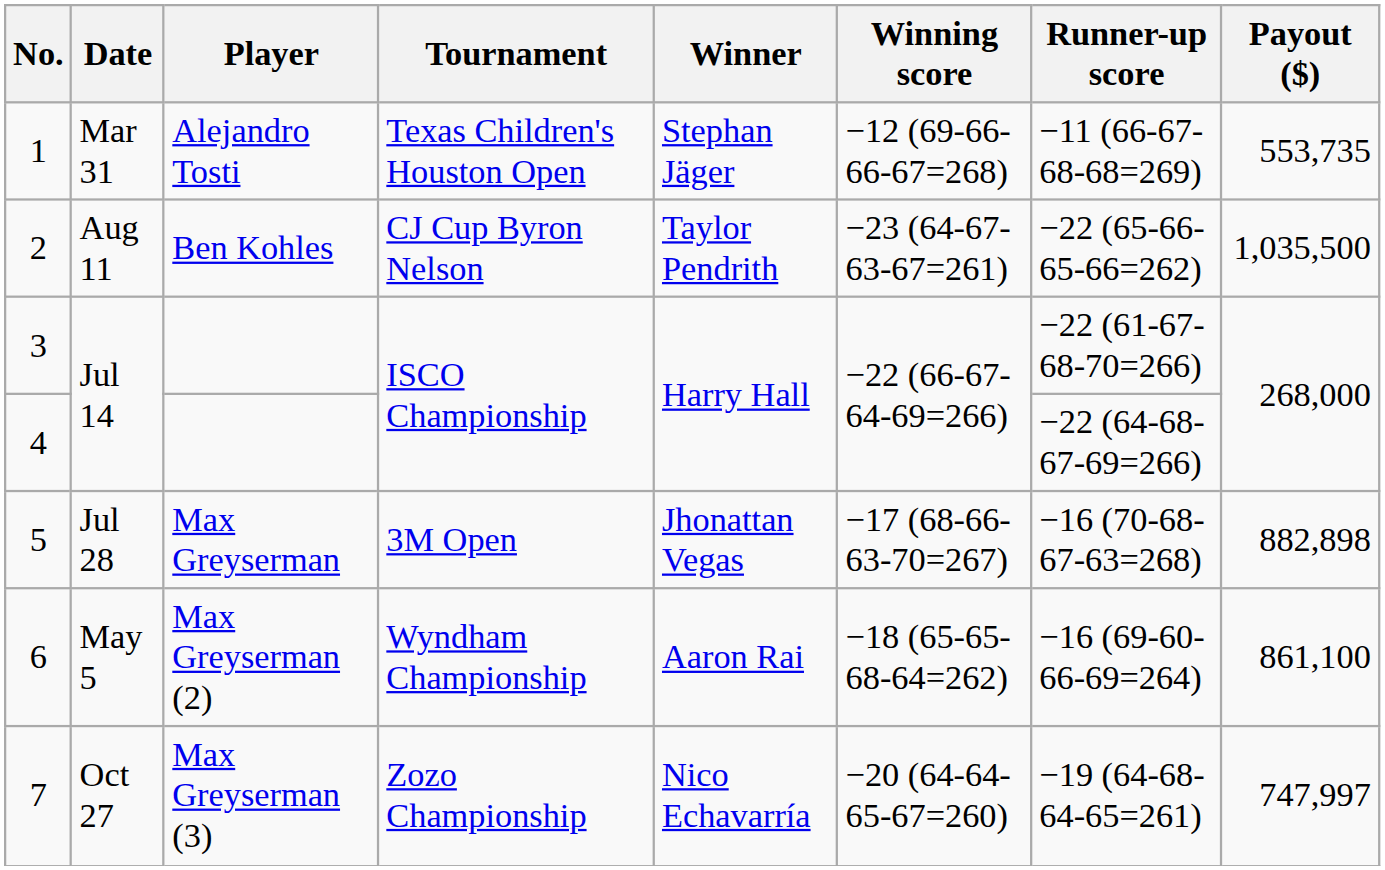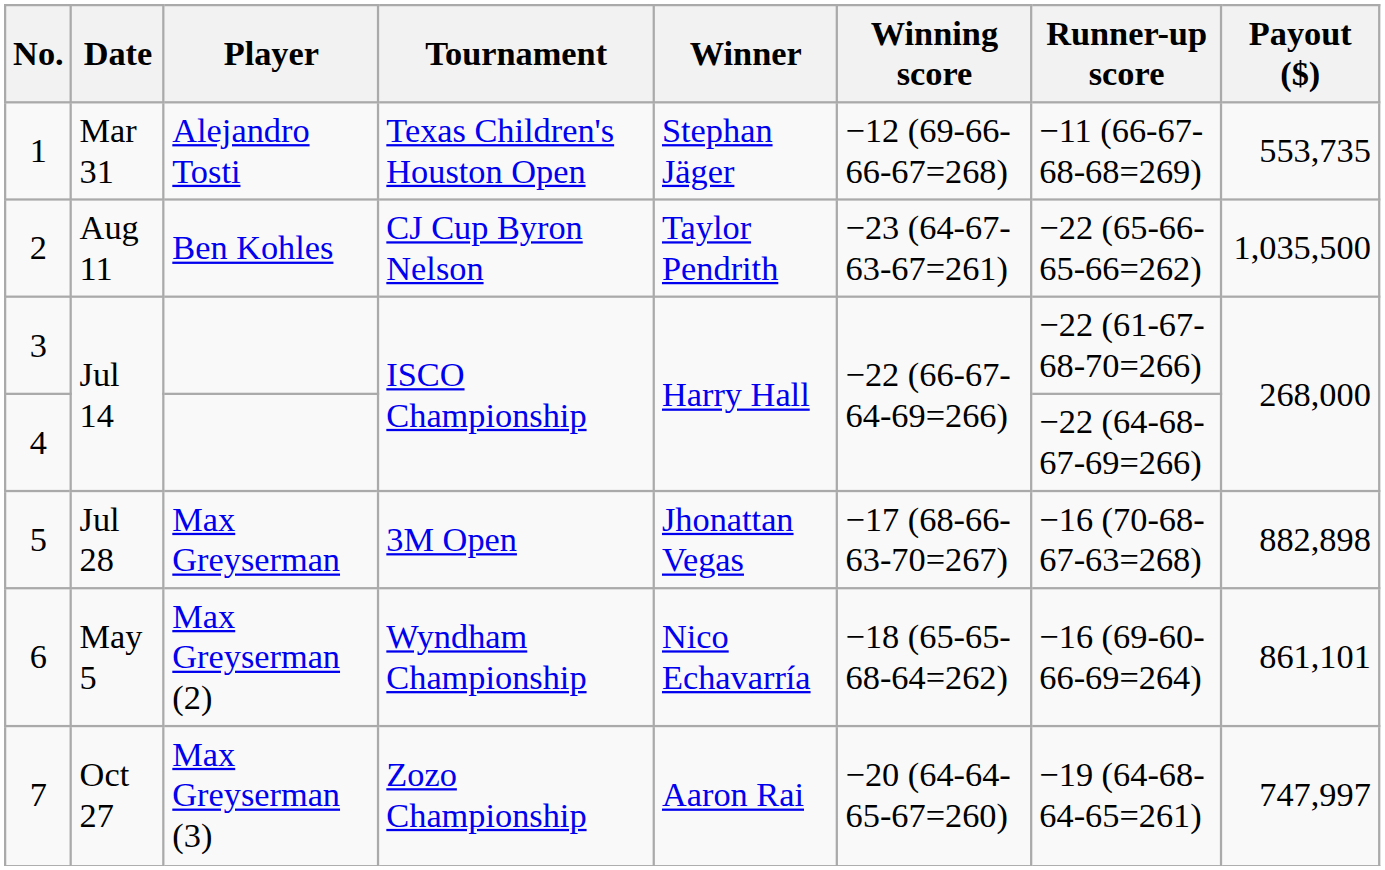(733, 657) Aaron Rai -> (736, 657) Nico Echavarría
(1315, 657) 861,100 -> (1315, 657) 861,101
(736, 795) Nico Echavarría -> (733, 795) Aaron Rai
